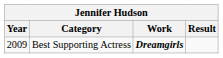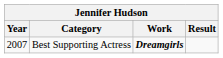(17, 45) 2009 -> (17, 45) 2007
